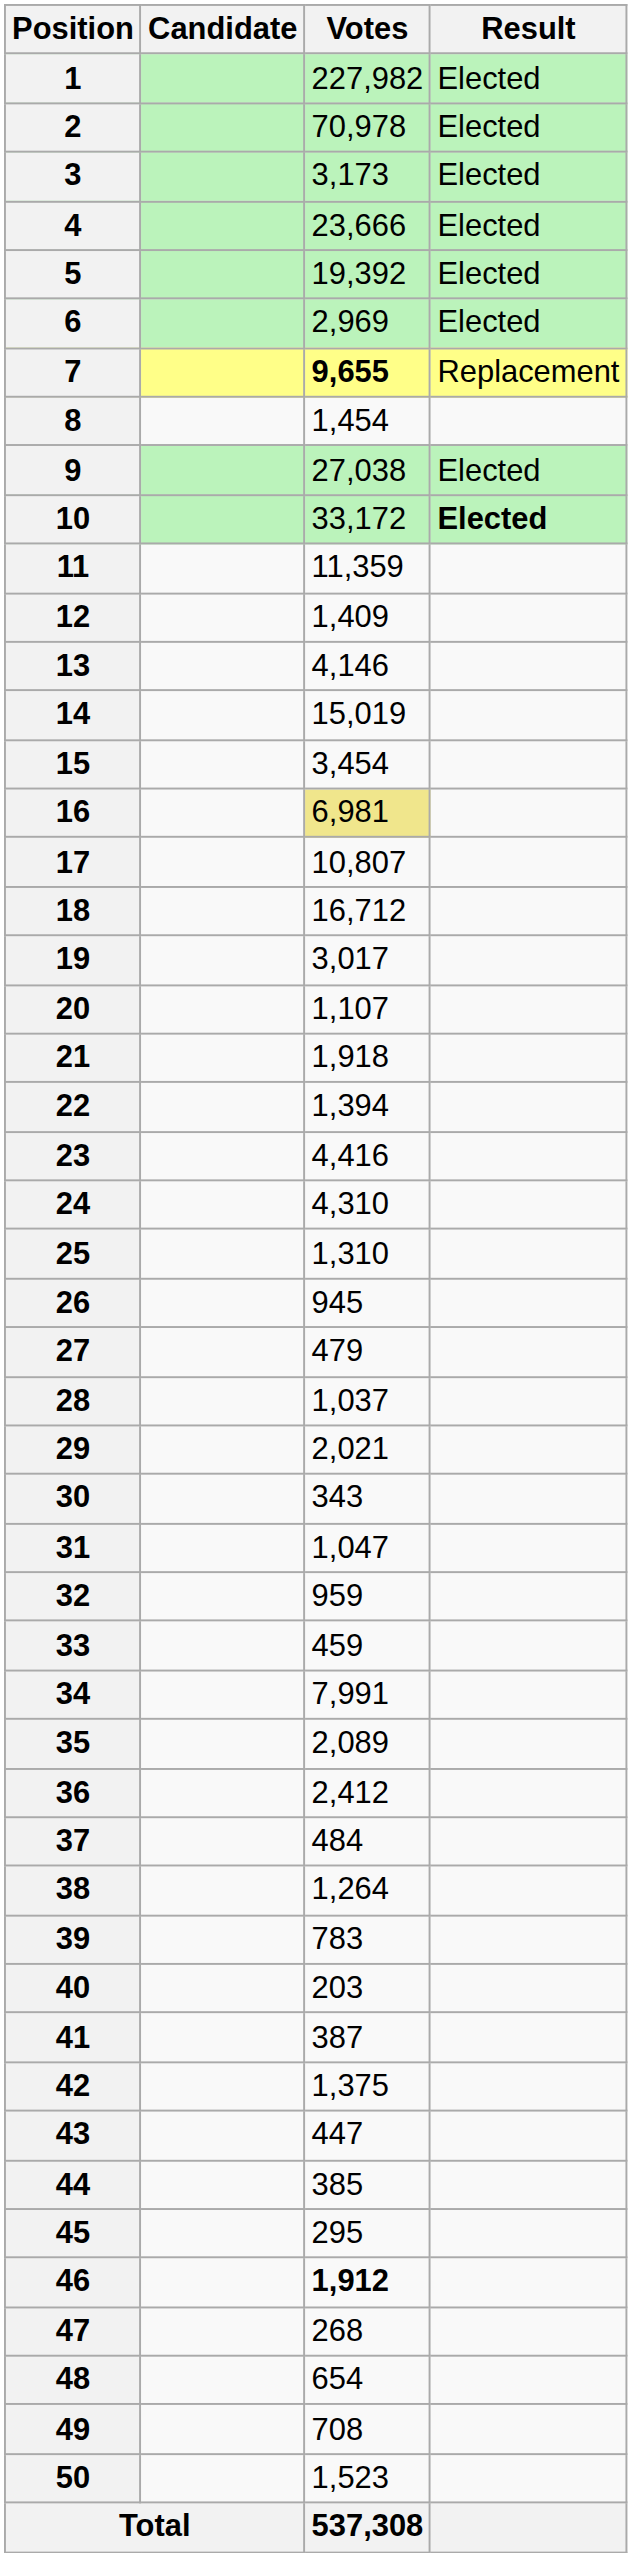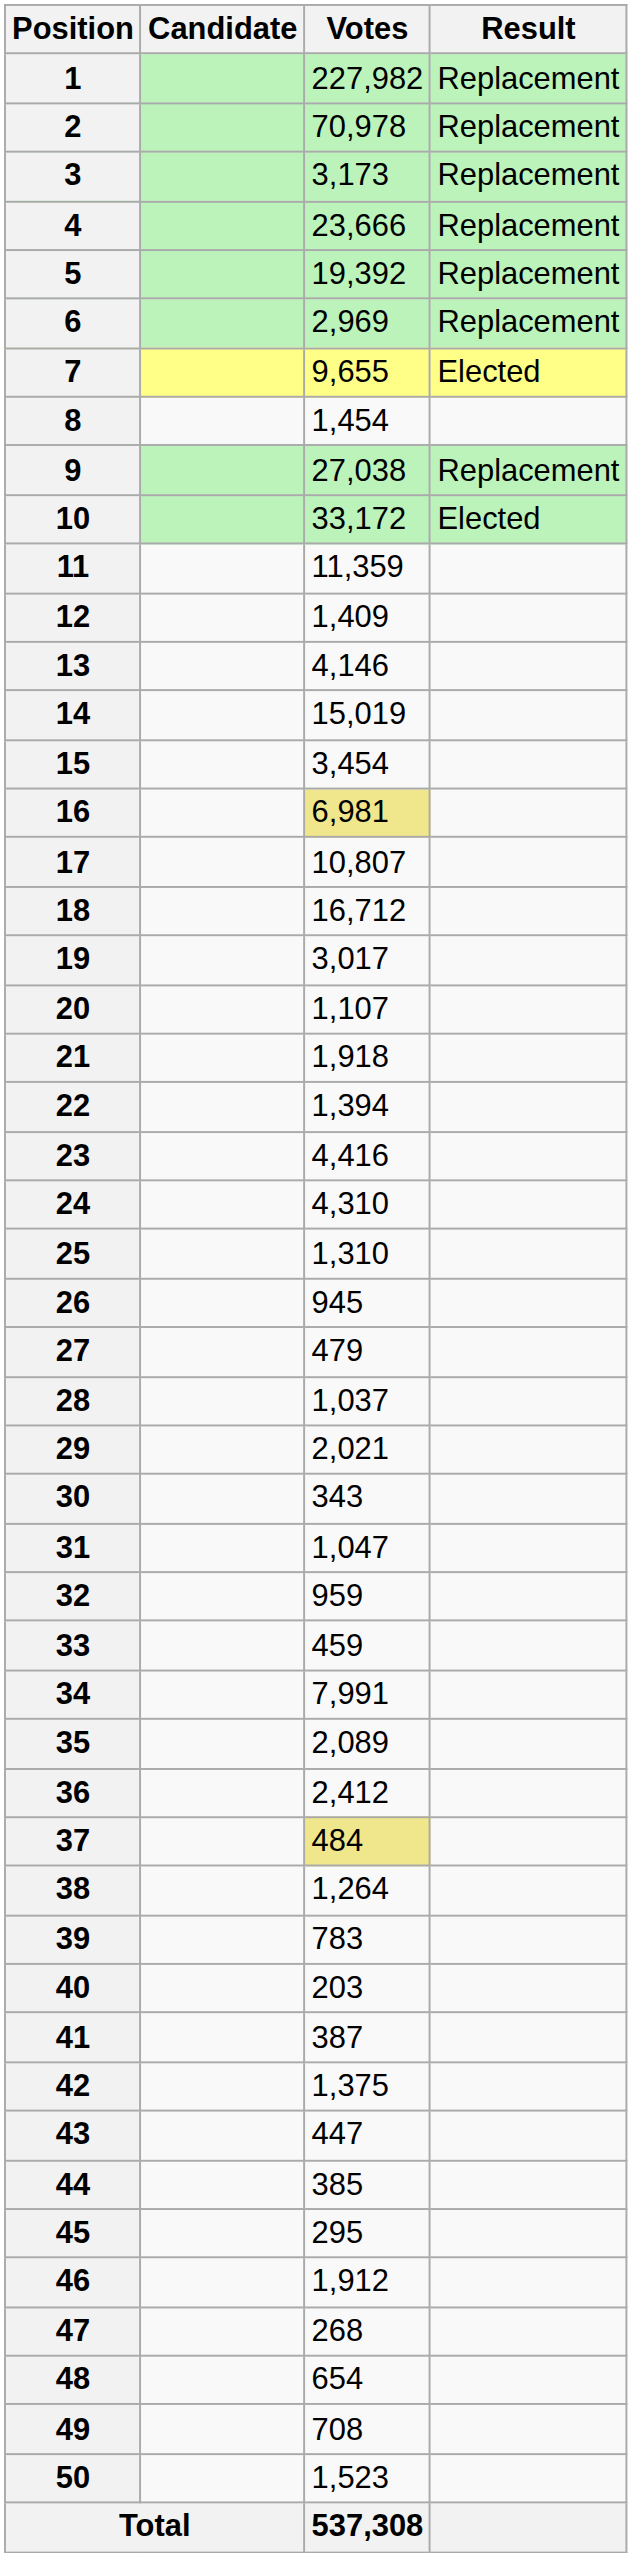(489, 77) Elected -> (528, 77) Replacement
(489, 126) Elected -> (528, 126) Replacement
(489, 175) Elected -> (528, 175) Replacement
(489, 224) Elected -> (528, 224) Replacement
(489, 273) Elected -> (528, 273) Replacement
(489, 322) Elected -> (528, 322) Replacement
(350, 371) bold -> (350, 371) normal
(528, 371) Replacement -> (489, 371) Elected
(489, 469) Elected -> (528, 469) Replacement
(492, 518) bold -> (489, 518) normal
(337, 1841) no background -> (337, 1841) khaki background
(350, 2281) bold -> (350, 2281) normal
